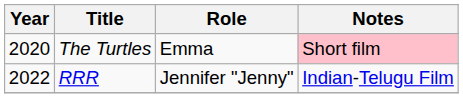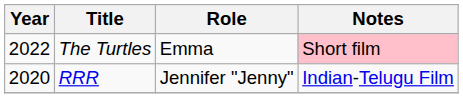(30, 48) 2020 -> (30, 48) 2022
(30, 78) 2022 -> (30, 78) 2020
